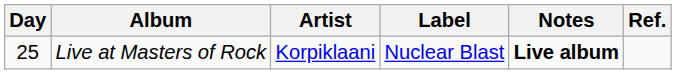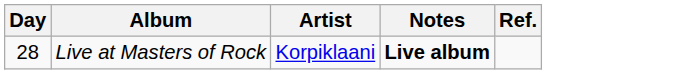- column: (444, 20)
(28, 52) 25 -> (28, 52) 28
